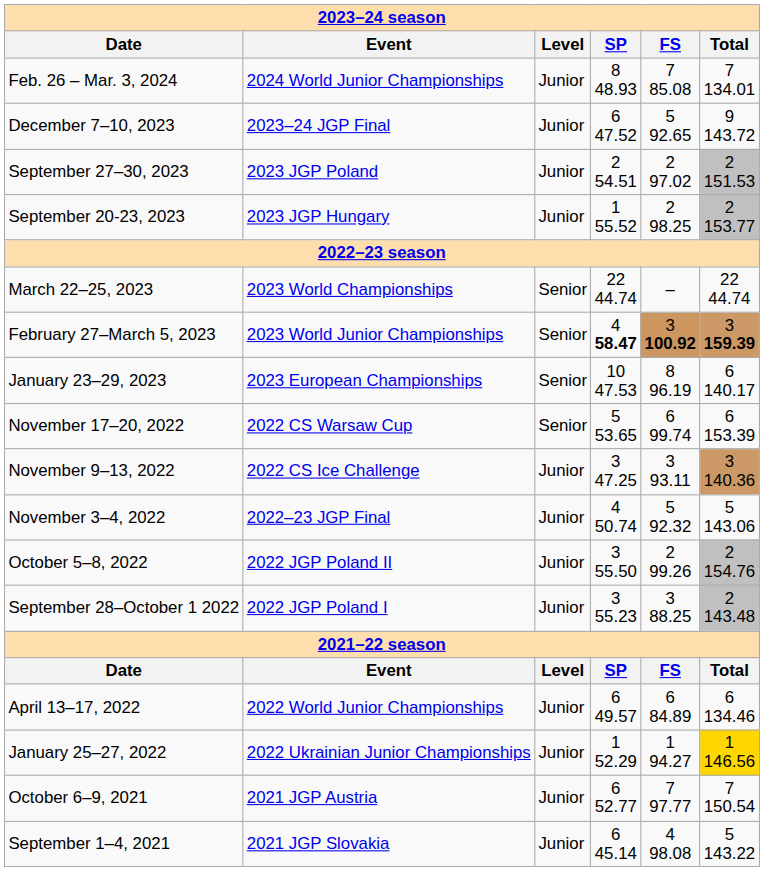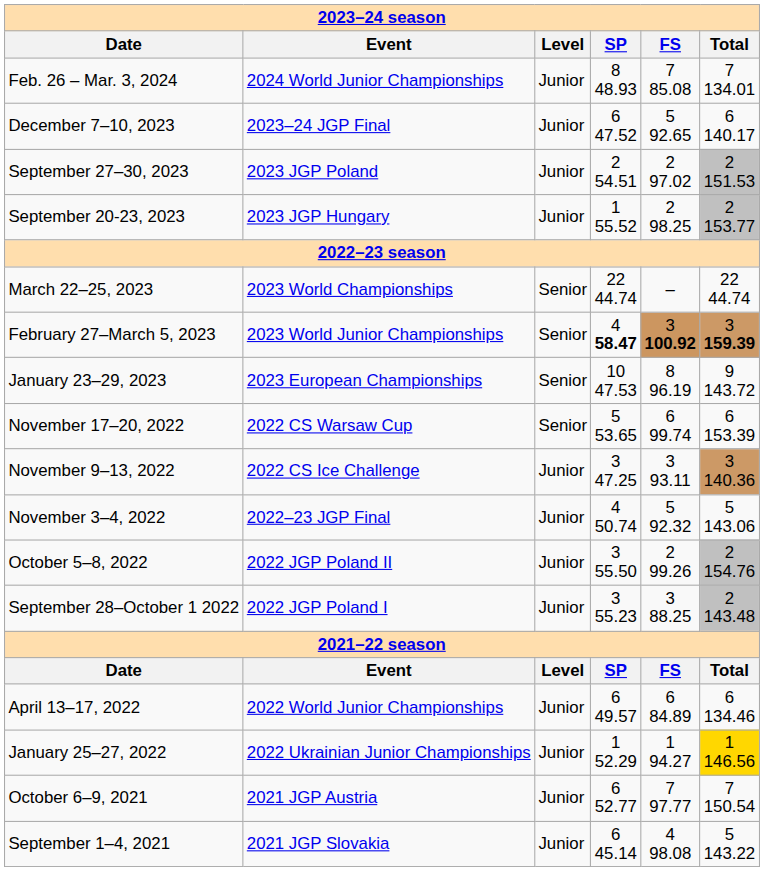(729, 126) 9 143.72 -> (729, 126) 6 140.17
(729, 380) 6 140.17 -> (729, 380) 9 143.72
